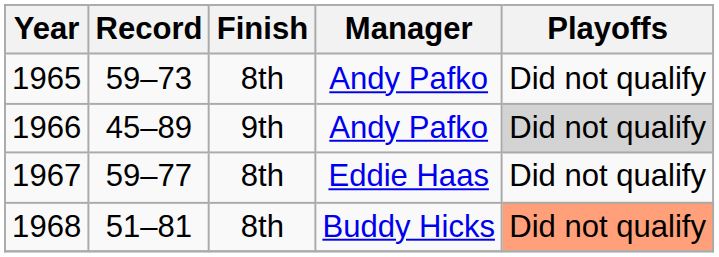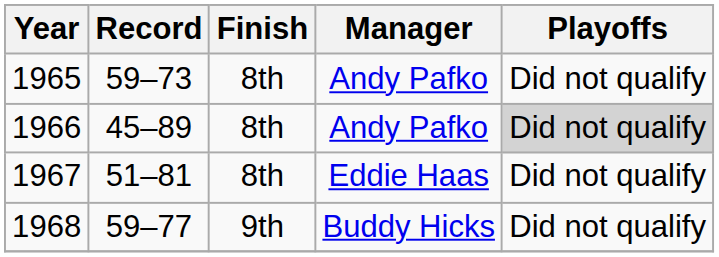(262, 127) 9th -> (262, 127) 8th
(149, 176) 59–77 -> (149, 176) 51–81
(149, 226) 51–81 -> (149, 226) 59–77
(262, 226) 8th -> (262, 226) 9th
(608, 226) lightsalmon background -> (608, 226) no background
